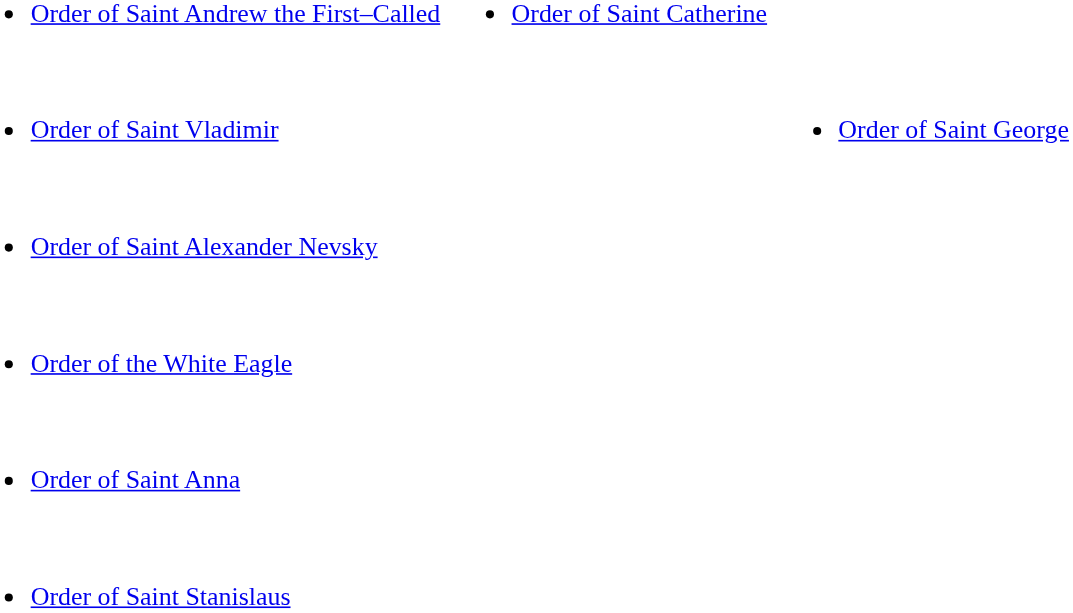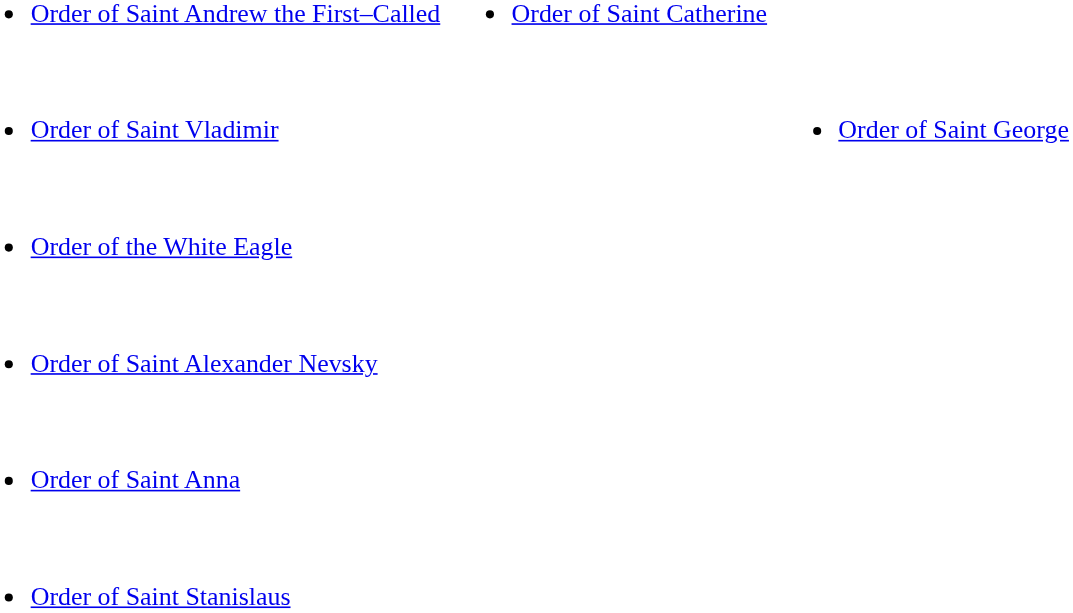rows swapped: (203, 247) <-> (203, 363)
